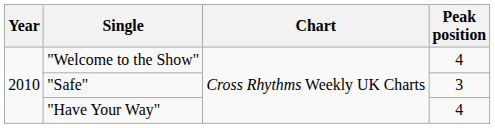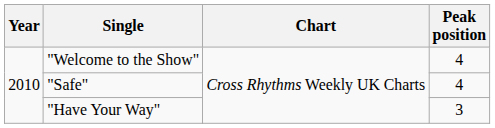(459, 85) 3 -> (459, 85) 4
(459, 110) 4 -> (459, 110) 3
